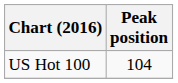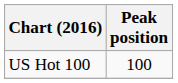(139, 64) 104 -> (139, 64) 100
